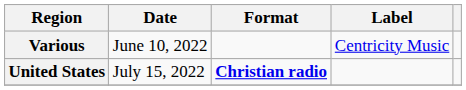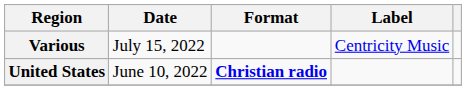(160, 44) June 10, 2022 -> (159, 44) July 15, 2022
(159, 71) July 15, 2022 -> (160, 71) June 10, 2022
